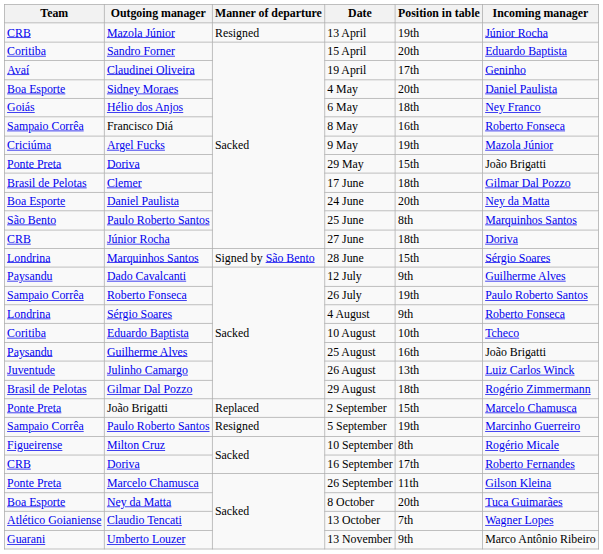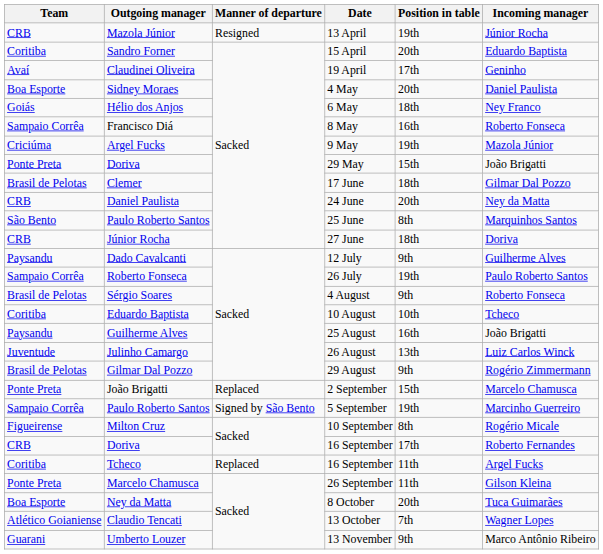(36, 201) Boa Esporte -> (19, 201) CRB
- row: (153, 257)
(29, 314) Londrina -> (47, 295) Brasil de Pelotas
(409, 389) 18th -> (406, 370) 9th
(237, 426) Resigned -> (265, 408) Signed by São Bento
+ row: (124, 464)
